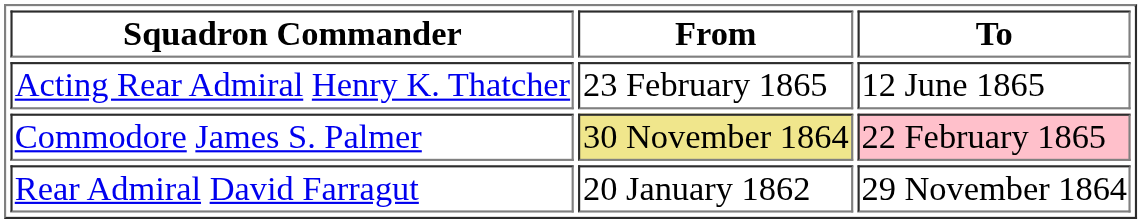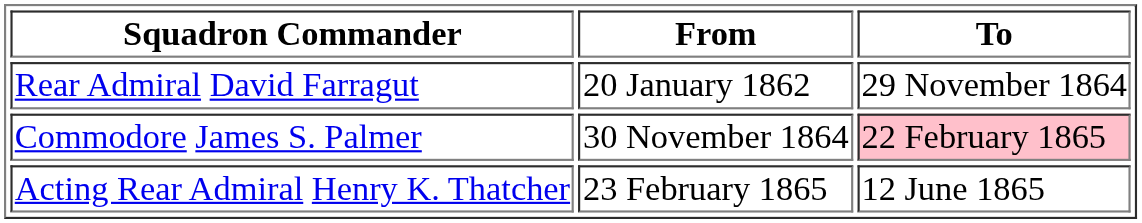rows swapped: (217, 188) <-> (292, 85)
(716, 136) khaki background -> (716, 136) no background
